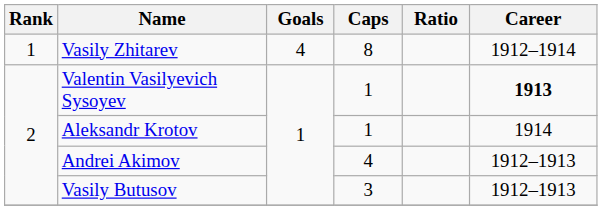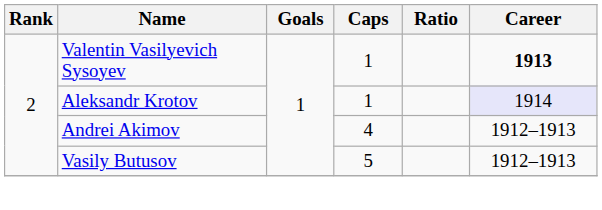- row: (120, 49)
(533, 130) no background -> (533, 100) lavender background
(368, 190) 3 -> (368, 160) 5
